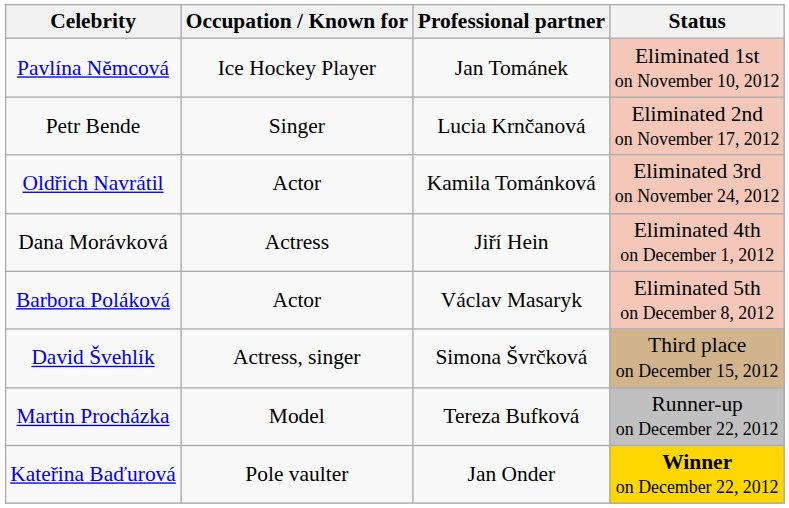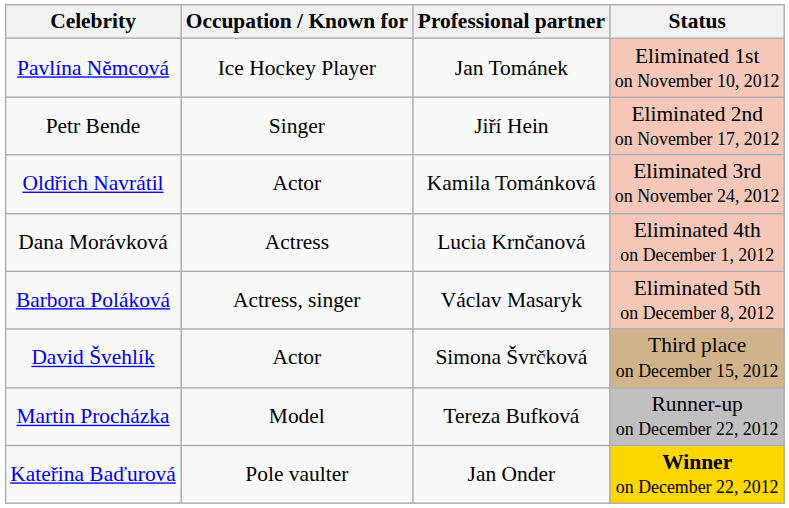(511, 125) Lucia Krnčanová -> (511, 125) Jiří Hein
(511, 241) Jiří Hein -> (511, 241) Lucia Krnčanová
(297, 300) Actor -> (297, 300) Actress, singer
(297, 358) Actress, singer -> (297, 358) Actor
